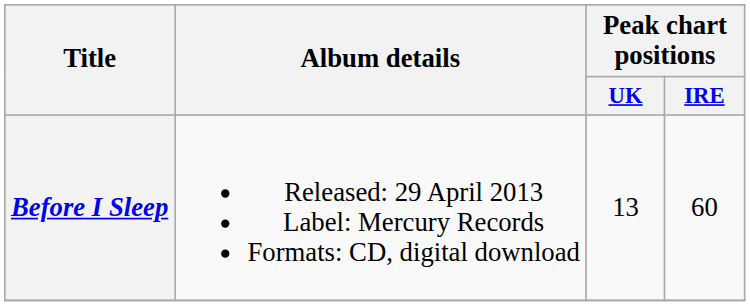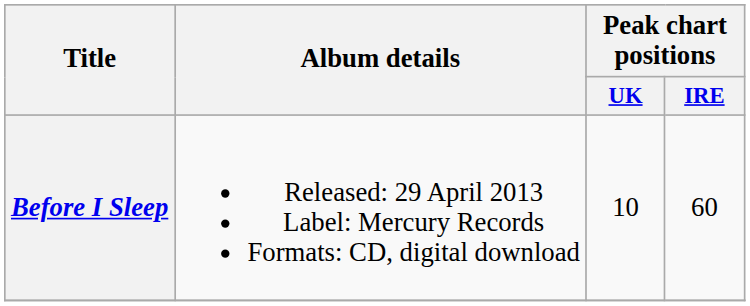(626, 207) 13 -> (626, 207) 10
